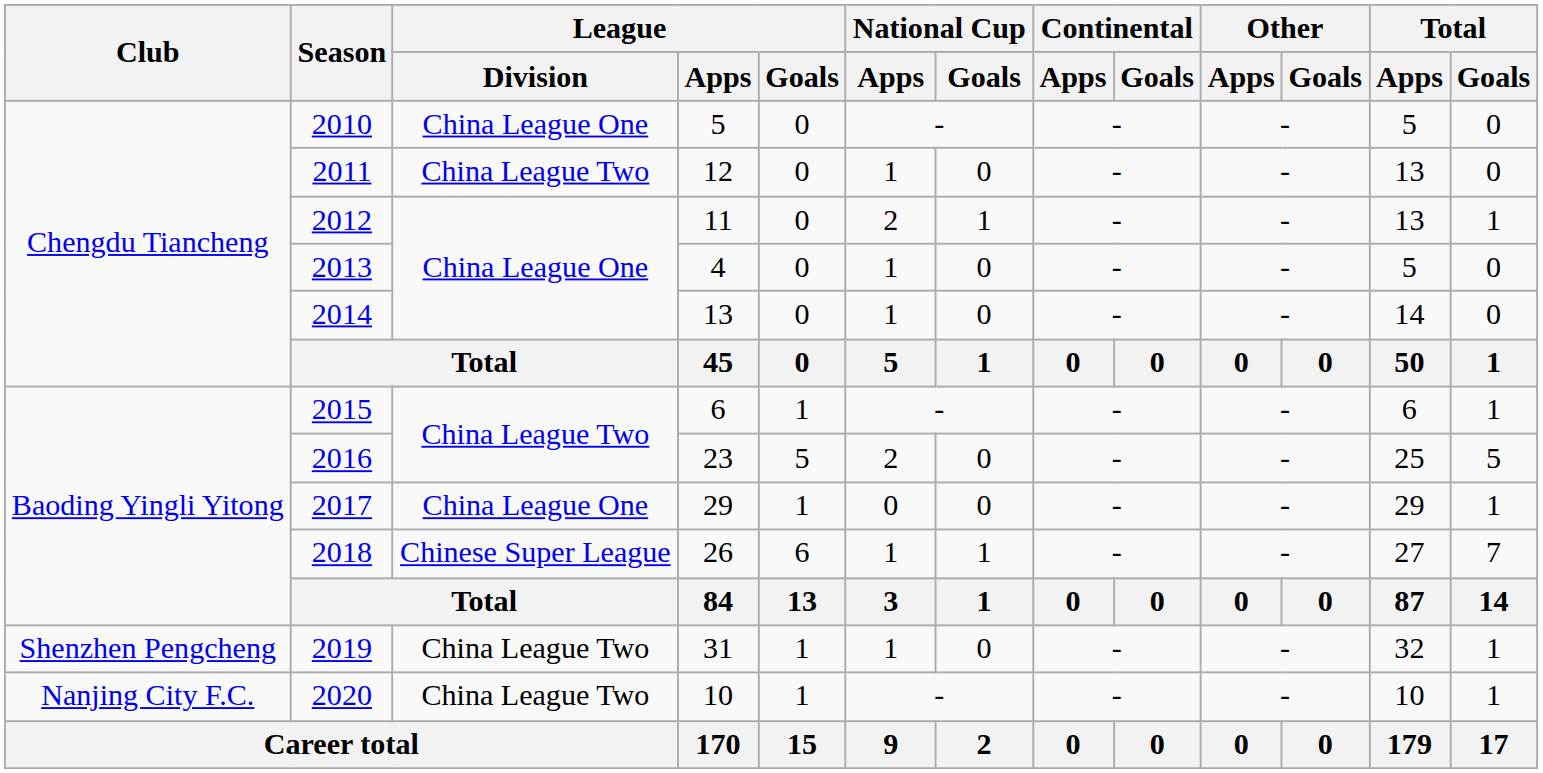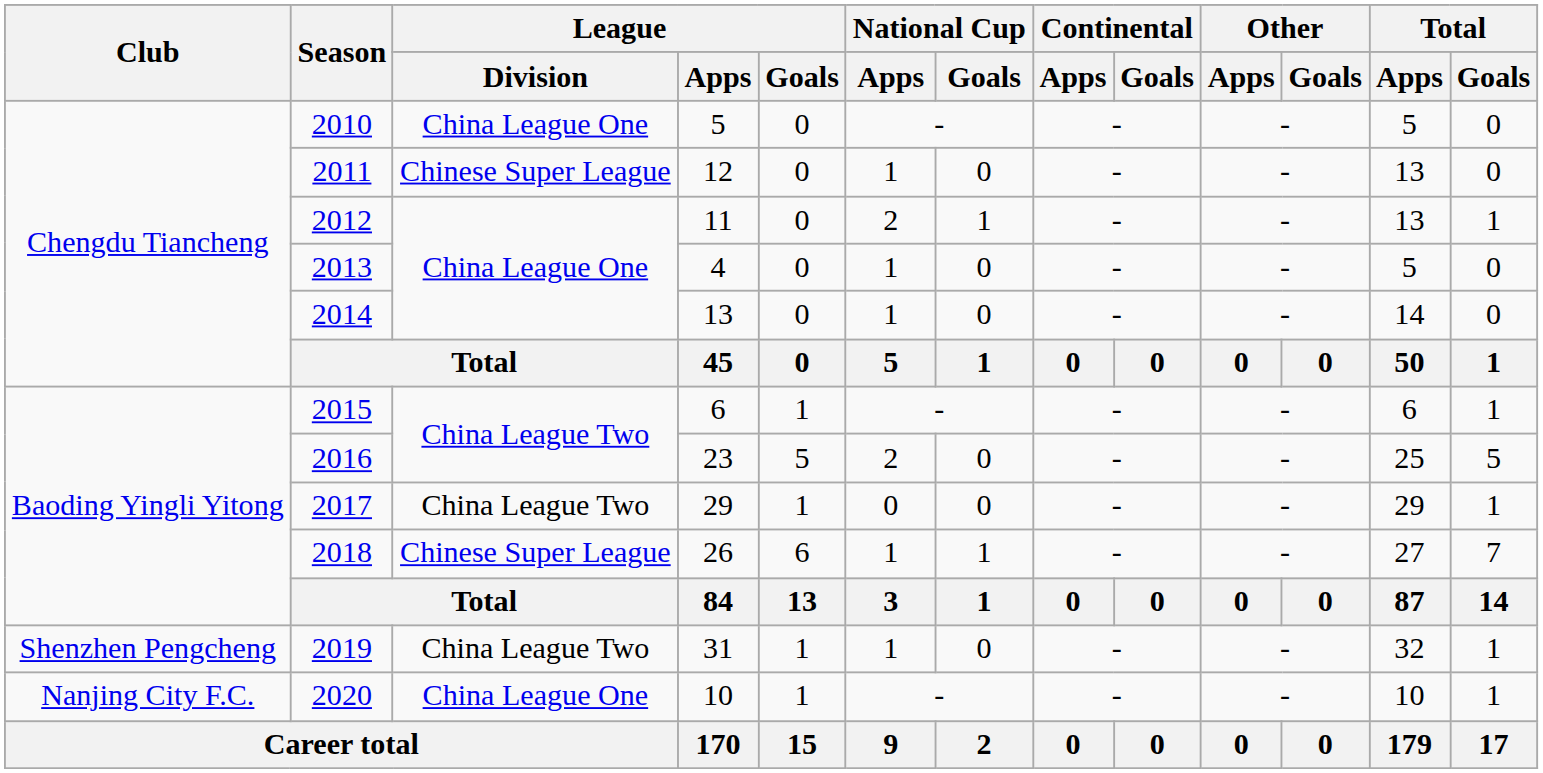(535, 171) China League Two -> (535, 171) Chinese Super League
(535, 505) China League One -> (535, 505) China League Two
(535, 696) China League Two -> (535, 696) China League One
